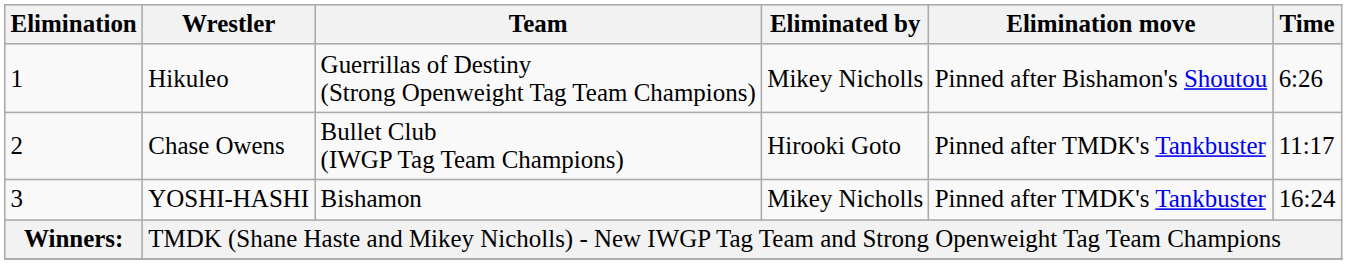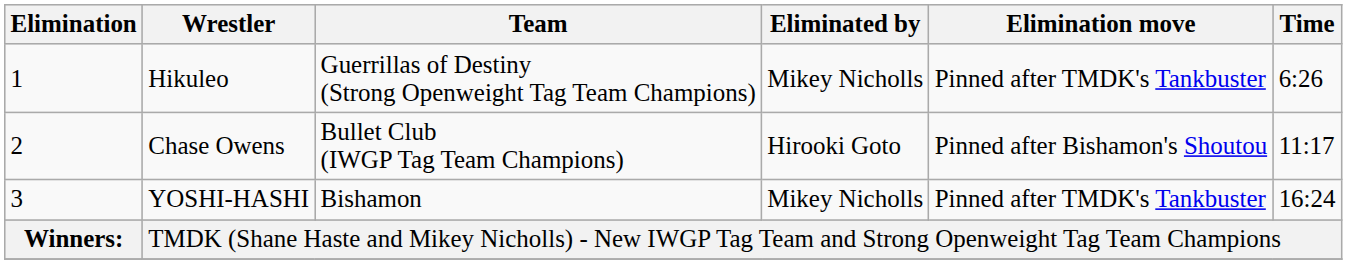(1101, 77) Pinned after Bishamon's Shoutou -> (1100, 77) Pinned after TMDK's Tankbuster
(1100, 145) Pinned after TMDK's Tankbuster -> (1101, 145) Pinned after Bishamon's Shoutou
